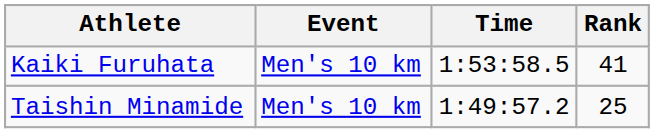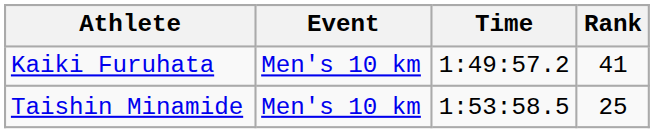(504, 66) 1:53:58.5 -> (504, 66) 1:49:57.2
(504, 106) 1:49:57.2 -> (504, 106) 1:53:58.5
